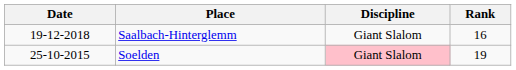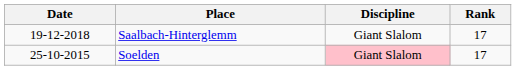(480, 34) 16 -> (480, 34) 17
(480, 55) 19 -> (480, 55) 17
